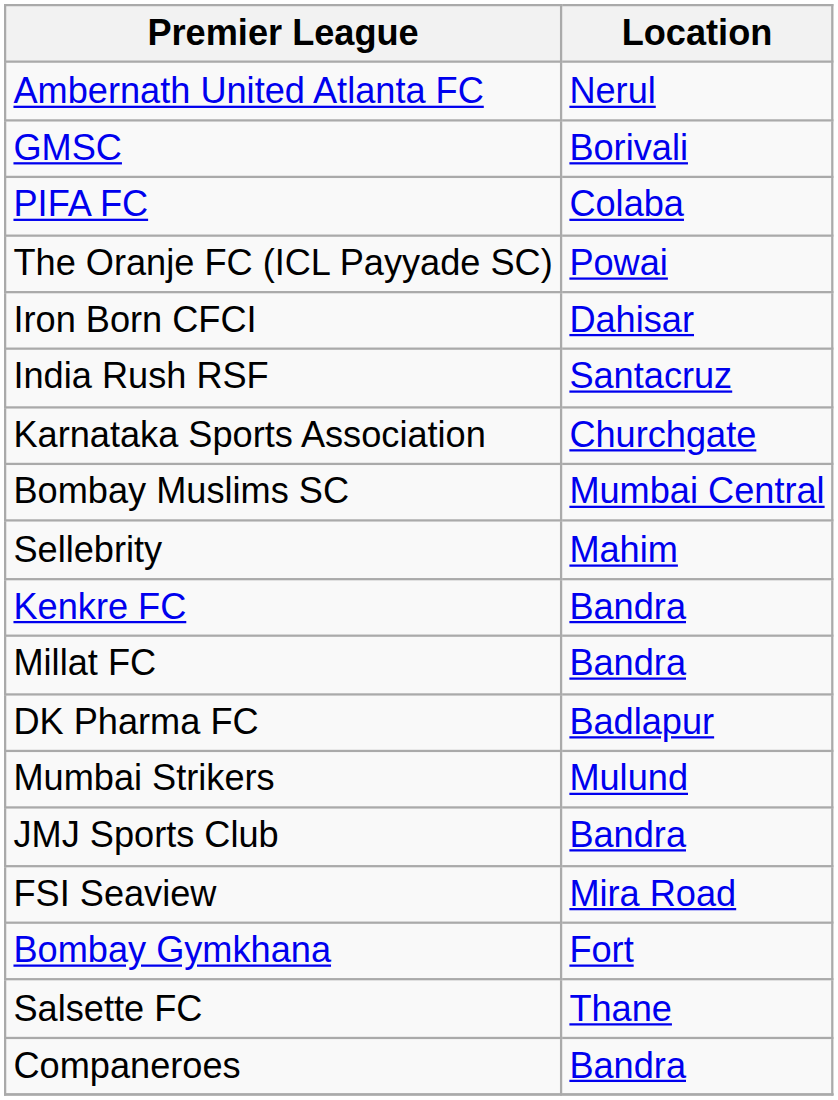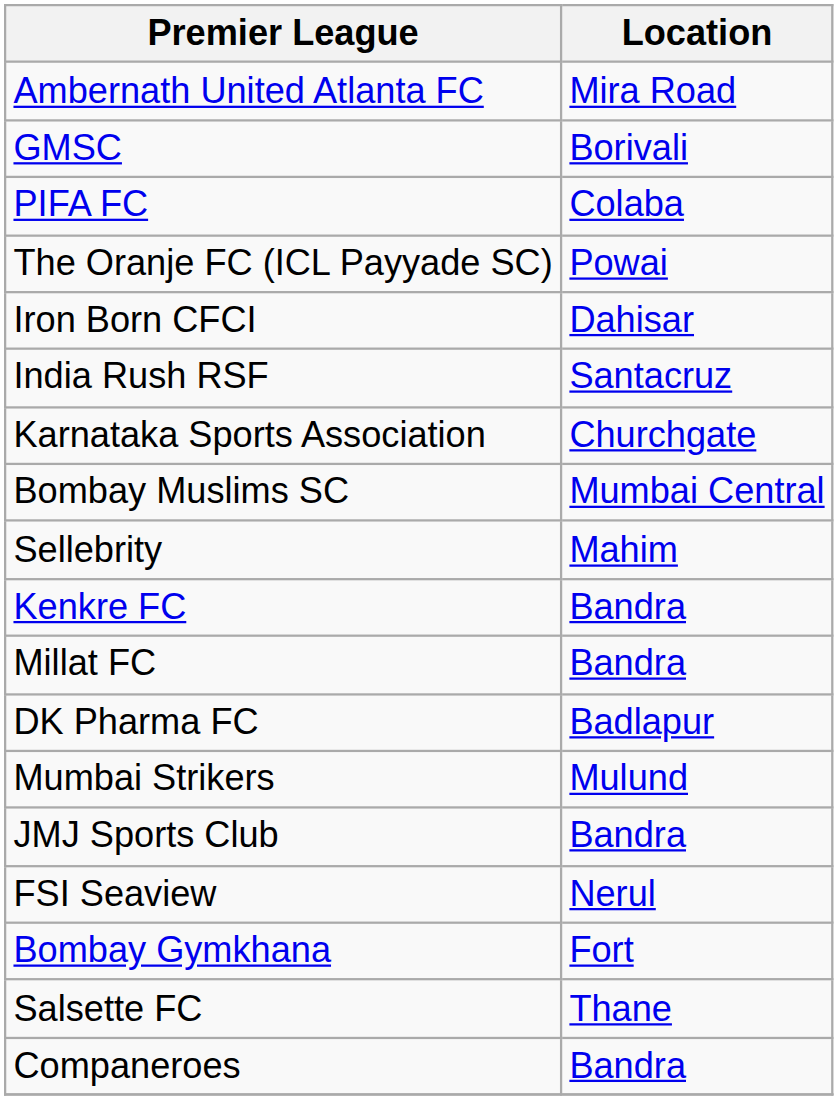(613, 90) Nerul -> (653, 90) Mira Road
(653, 893) Mira Road -> (613, 893) Nerul
